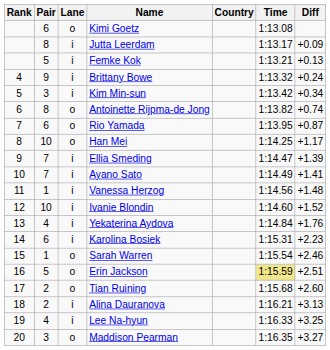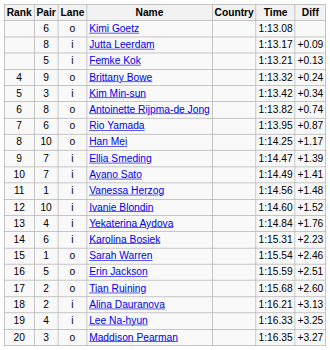(72, 77) i -> (72, 77) o
(276, 272) khaki background -> (276, 272) no background
